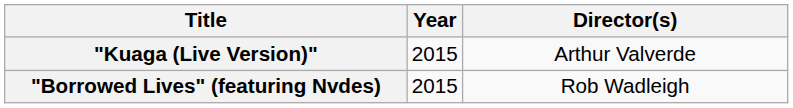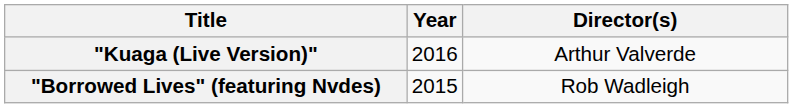(435, 53) 2015 -> (435, 53) 2016
